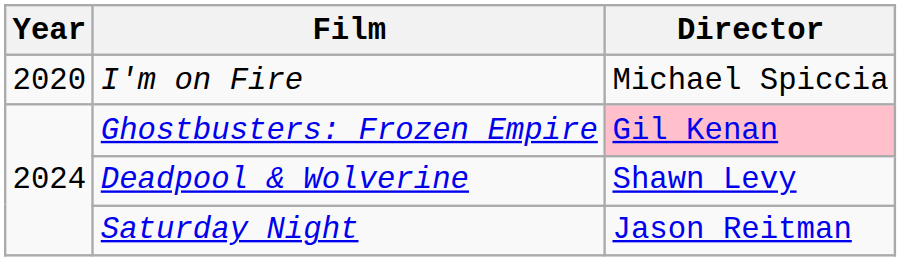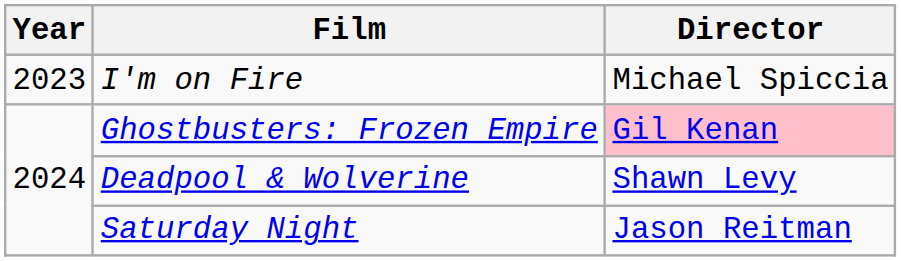(49, 80) 2020 -> (49, 80) 2023
